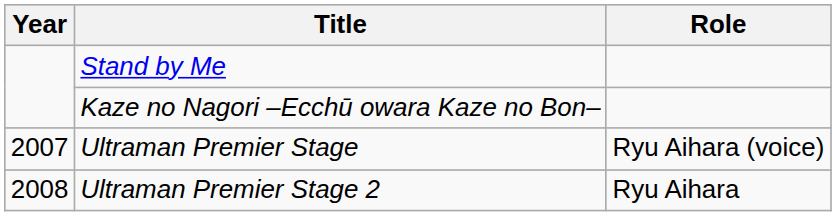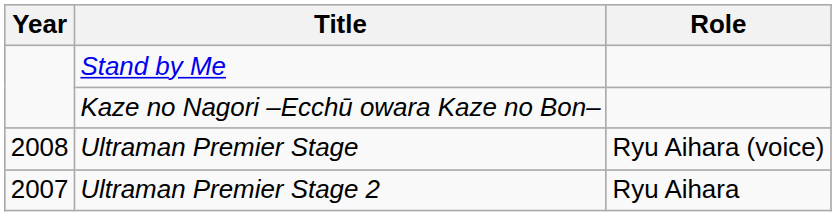(40, 148) 2007 -> (40, 148) 2008
(40, 189) 2008 -> (40, 189) 2007
